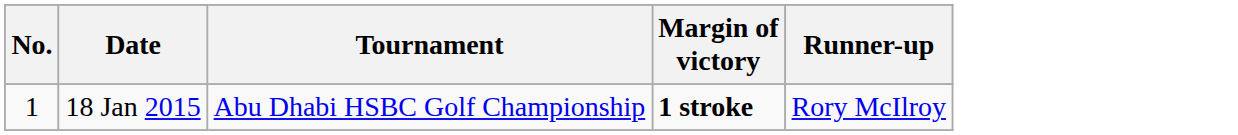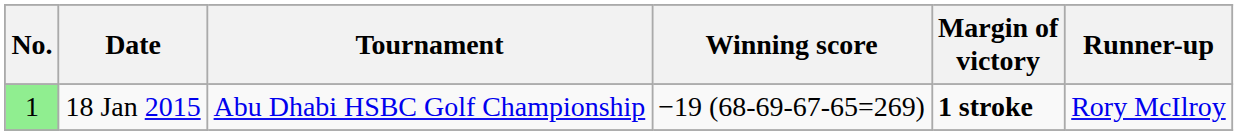+ column: (792, 44)
(32, 106) no background -> (32, 106) lightgreen background
